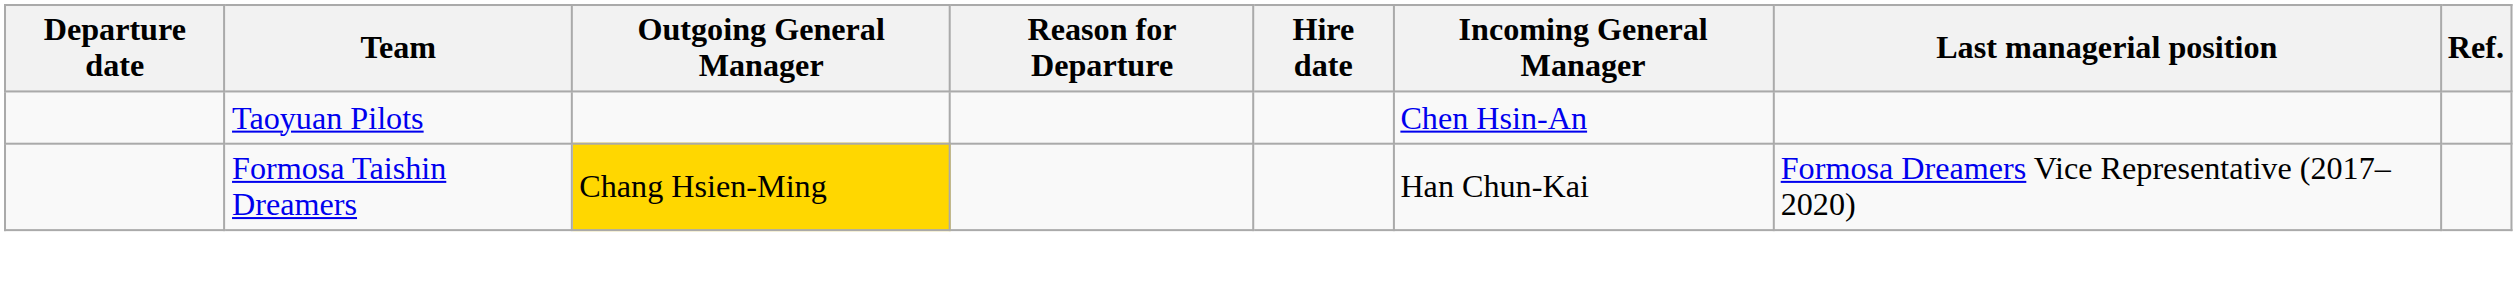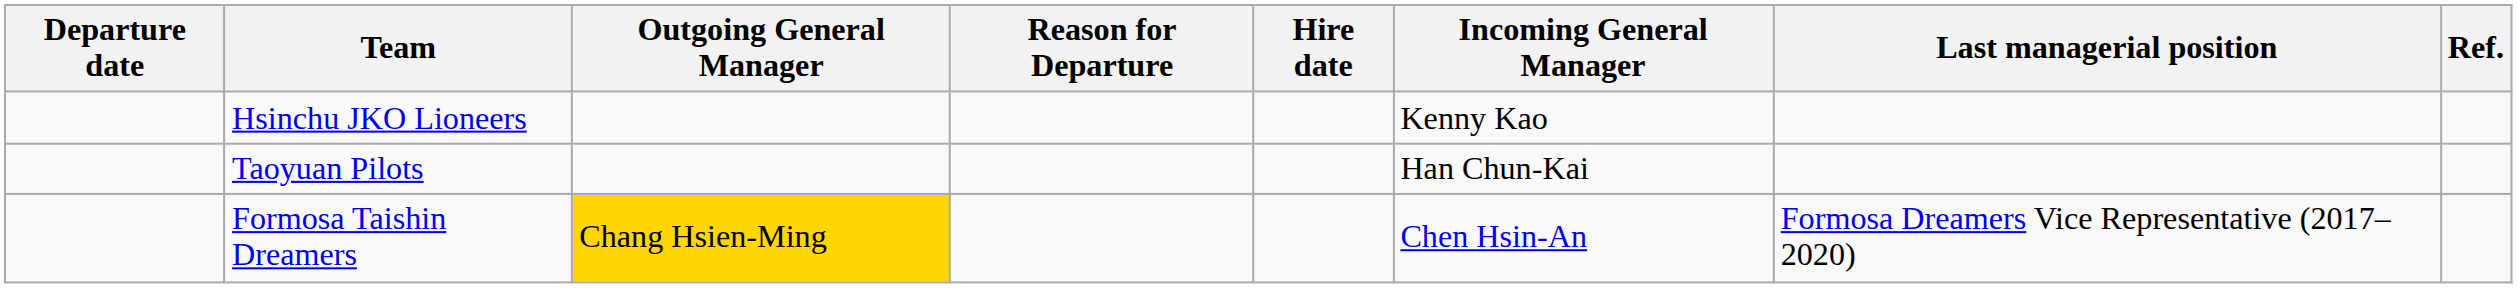+ row: (379, 117)
(1494, 117) Chen Hsin-An -> (1495, 168) Han Chun-Kai
(1495, 186) Han Chun-Kai -> (1494, 237) Chen Hsin-An
